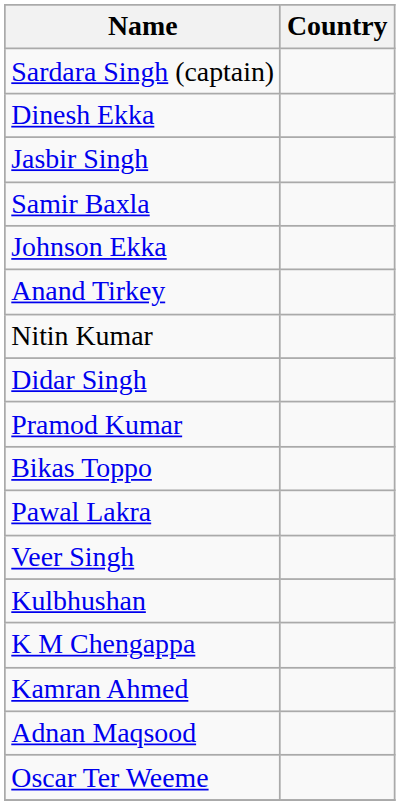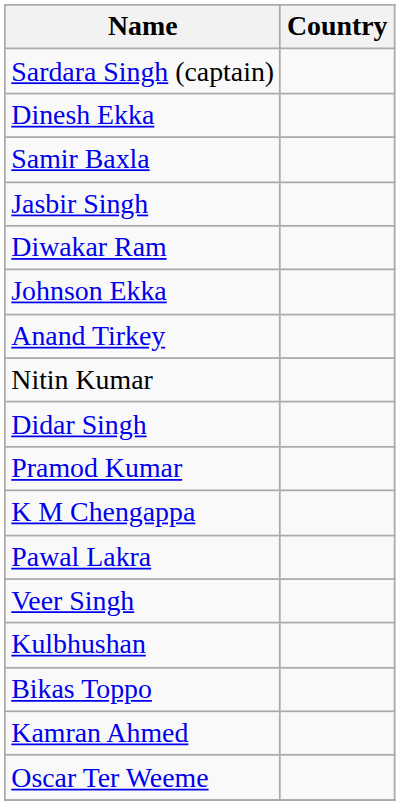rows swapped: (80, 203) <-> (80, 159)
+ row: (89, 247)
rows swapped: (82, 468) <-> (103, 644)
- row: (104, 733)
